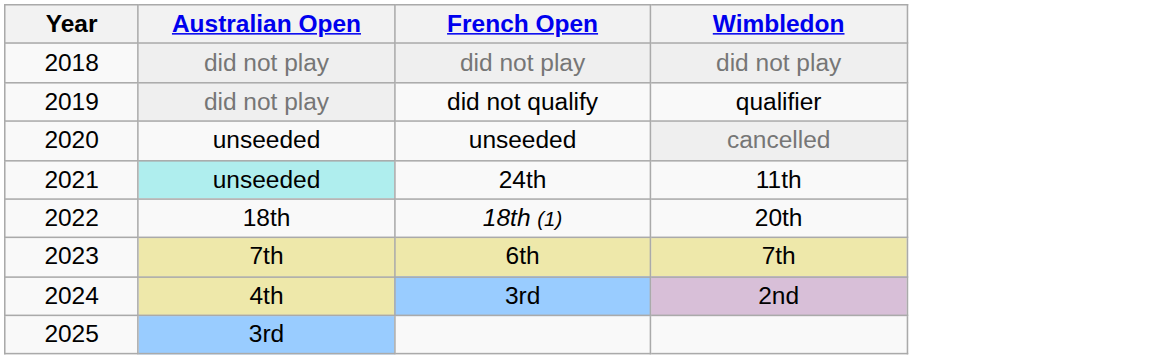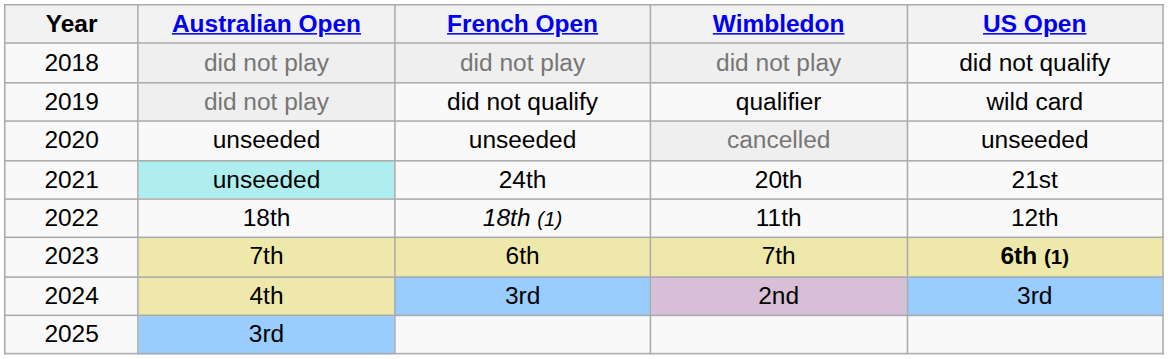+ column: (1035, 23)
(779, 179) 11th -> (779, 179) 20th
(779, 218) 20th -> (779, 218) 11th
